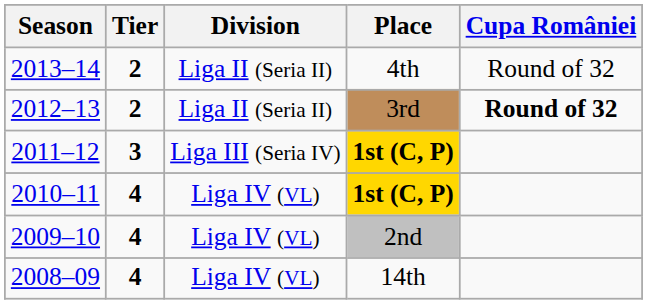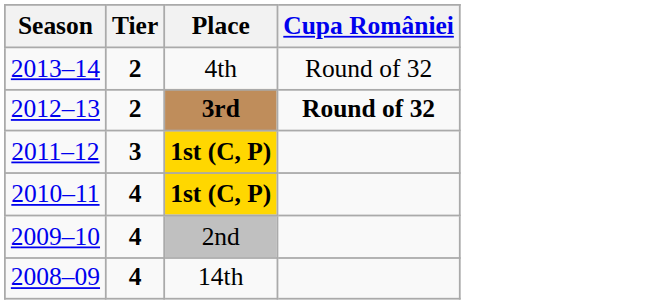- column: (255, 25)
(403, 109) normal -> (221, 109) bold
